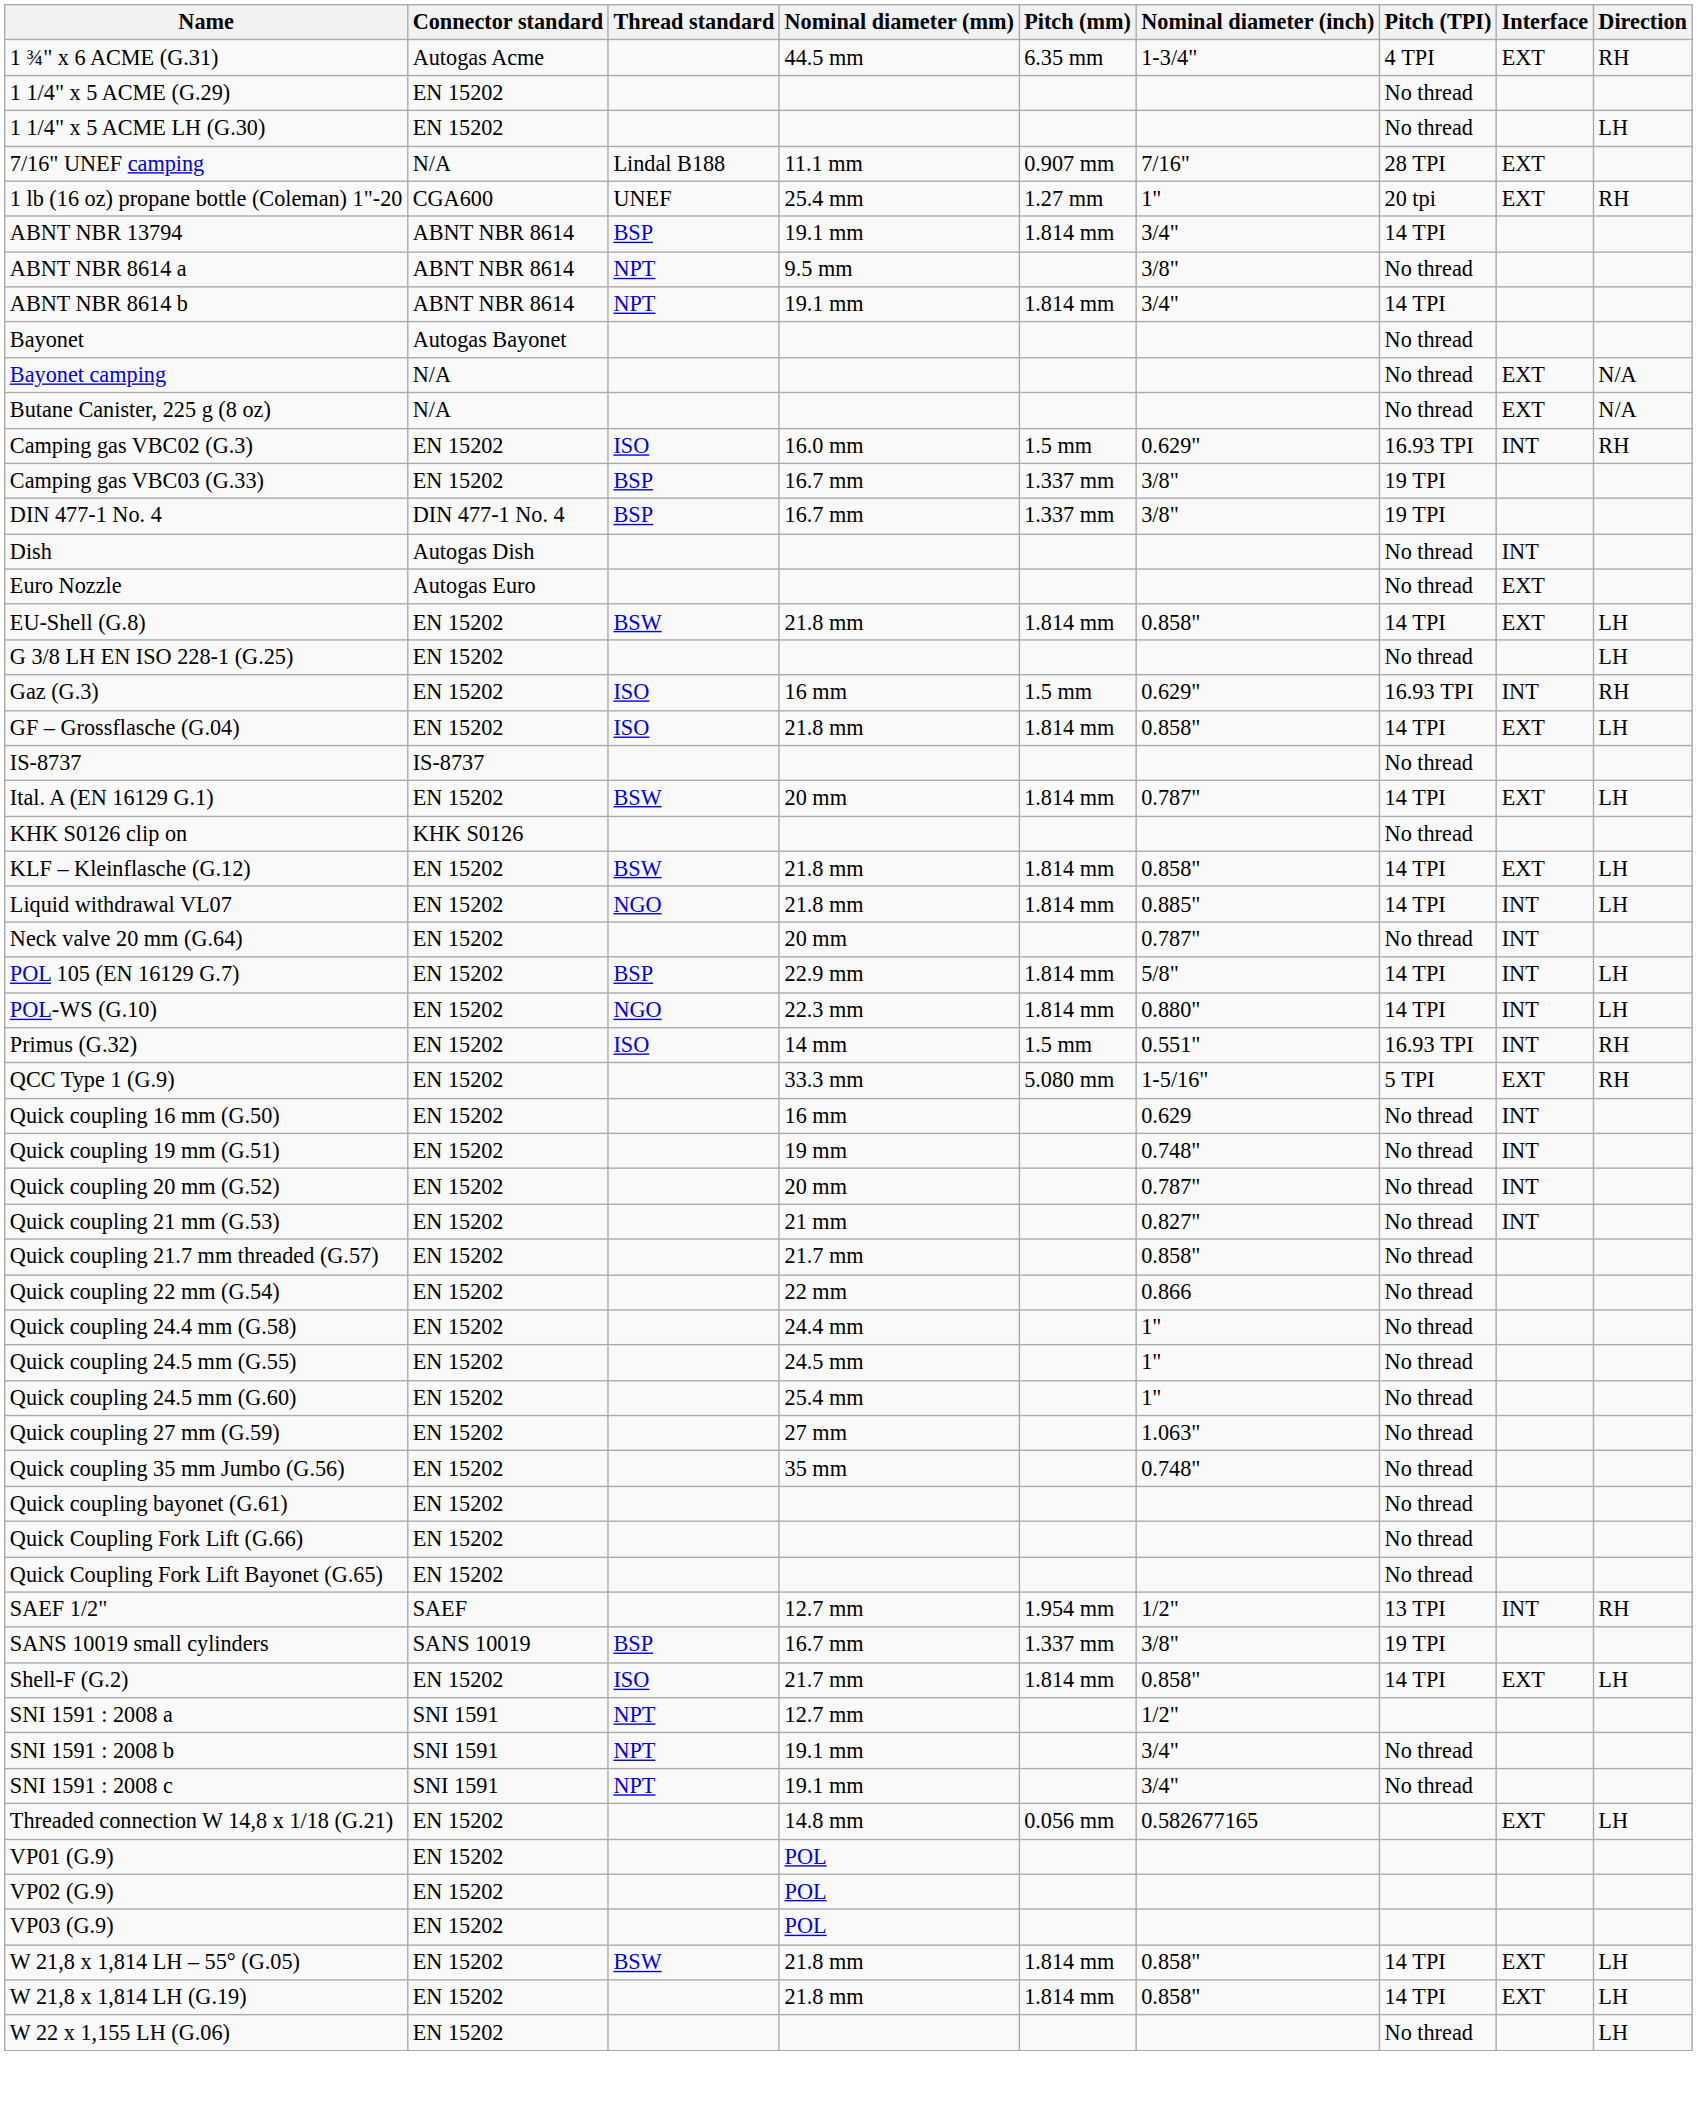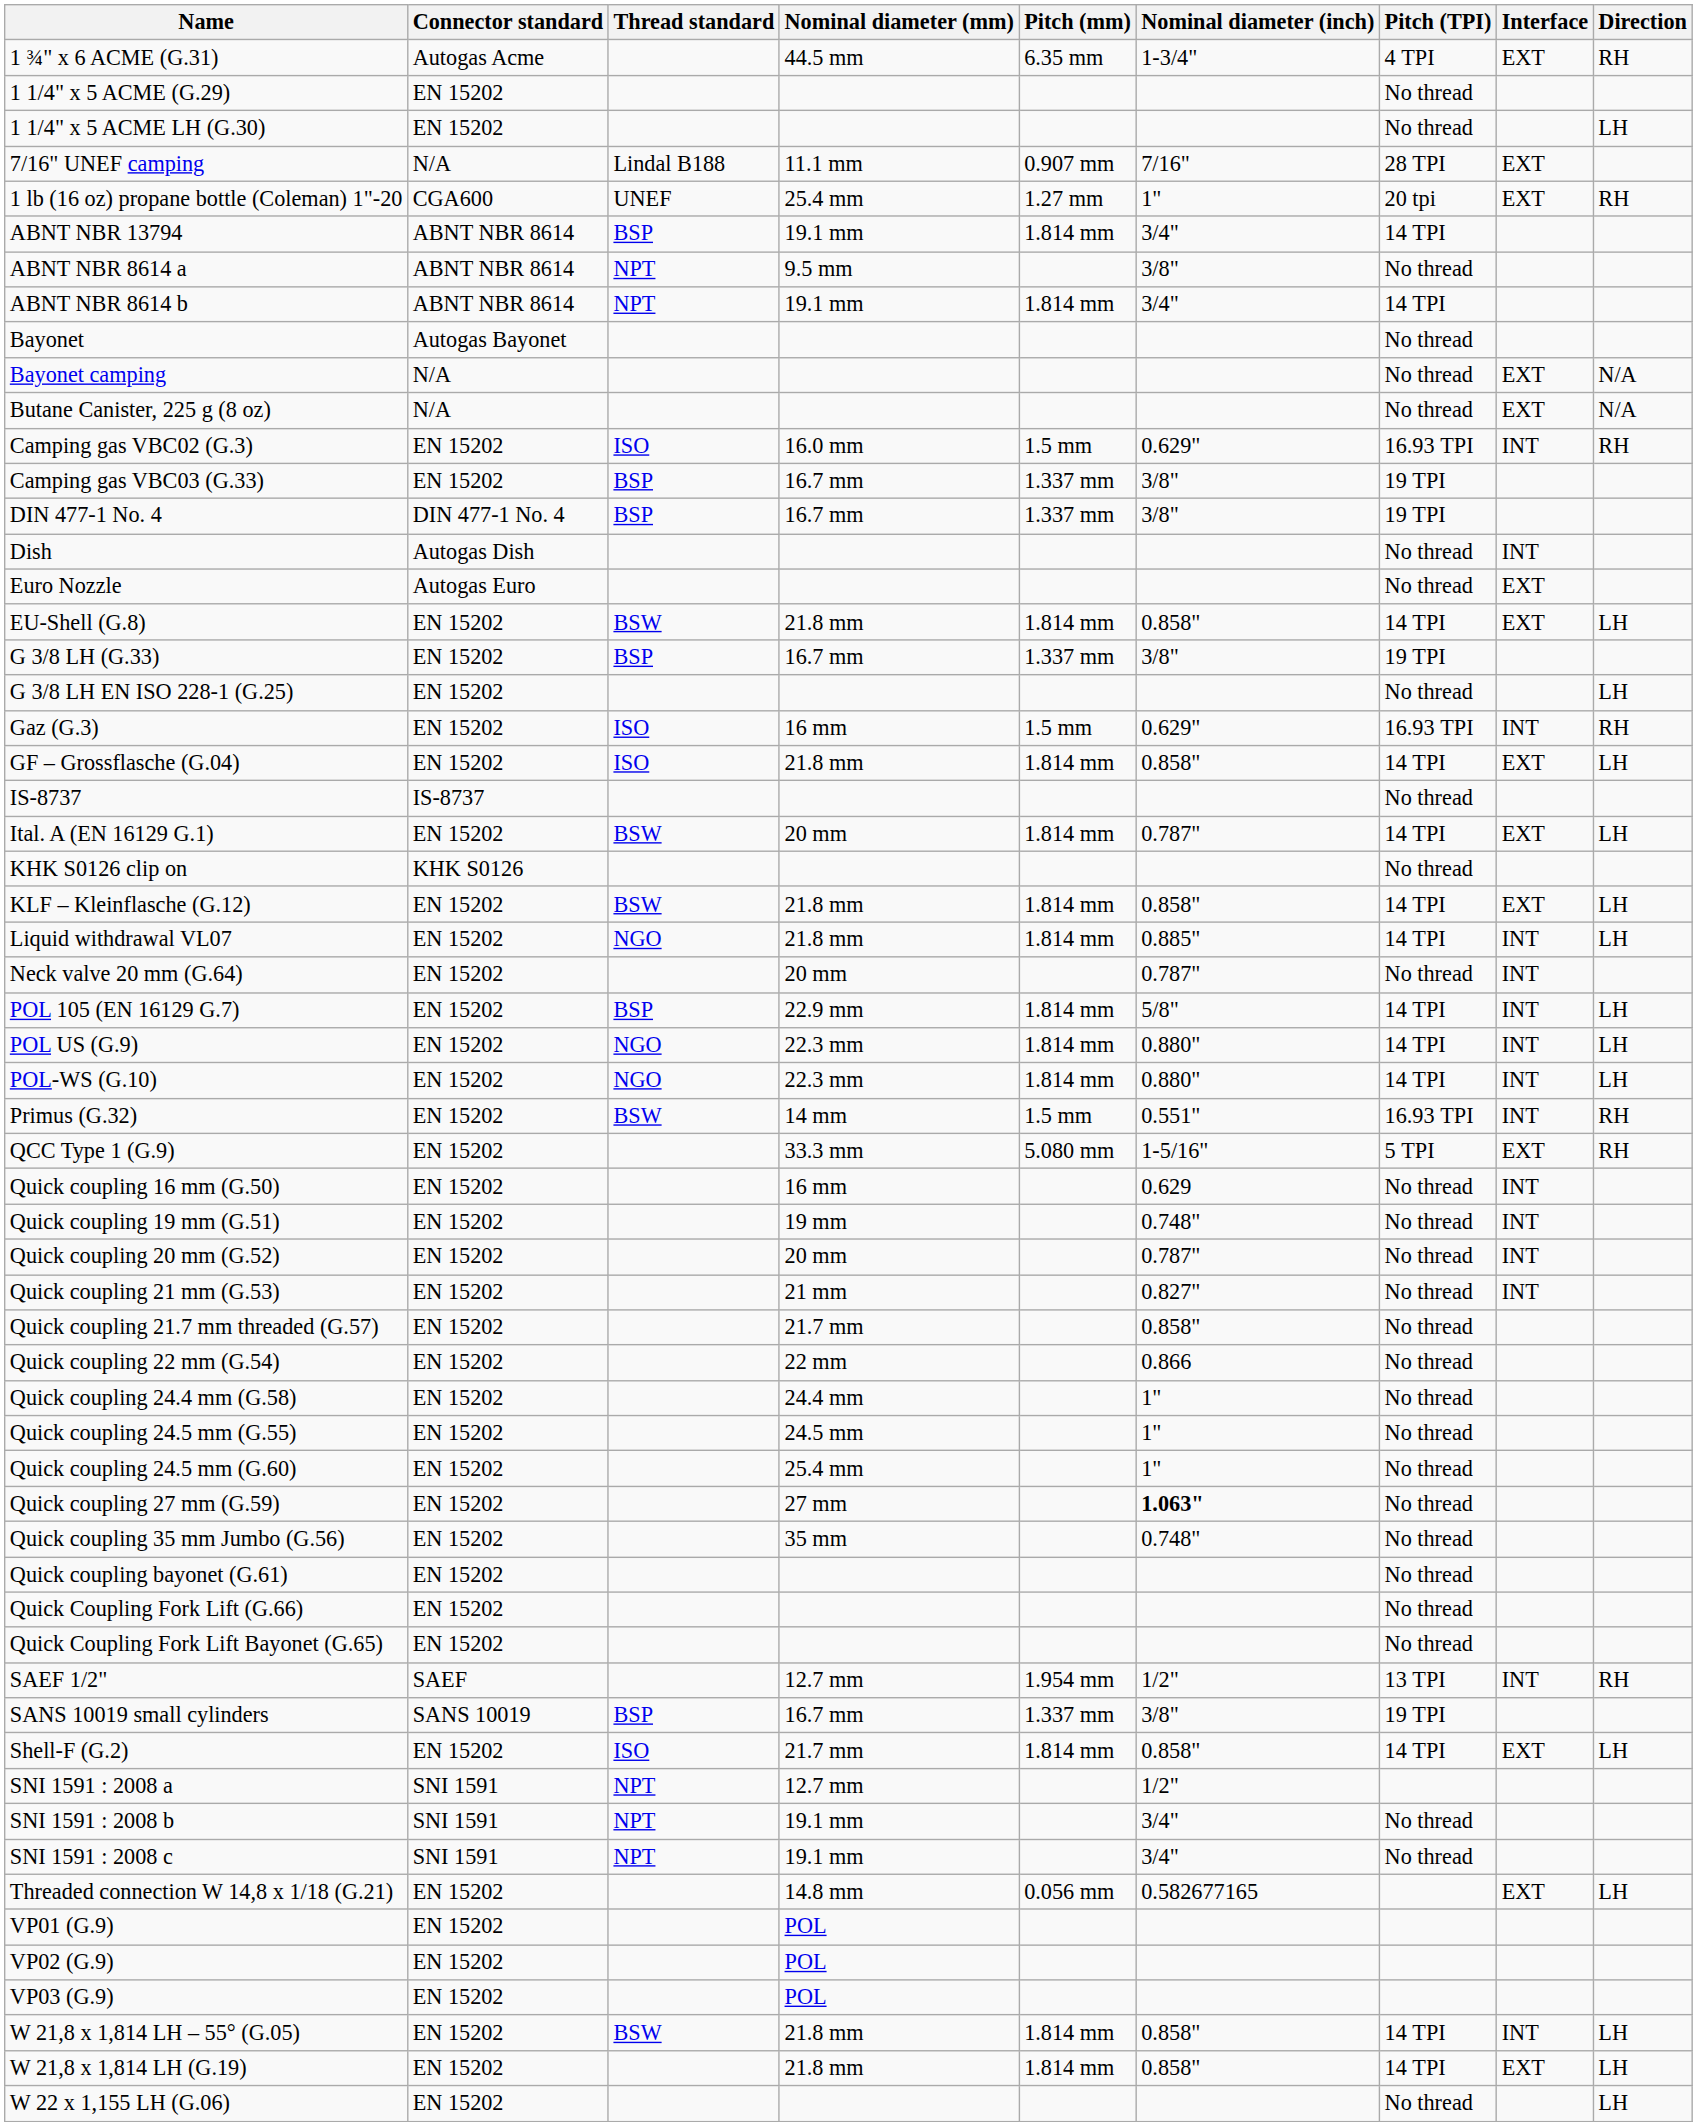+ row: (85, 657)
+ row: (74, 1045)
(631, 1045) ISO -> (638, 1115) BSW
(1171, 1432) normal -> (1172, 1503) bold
(1523, 1962) EXT -> (1520, 2032) INT
